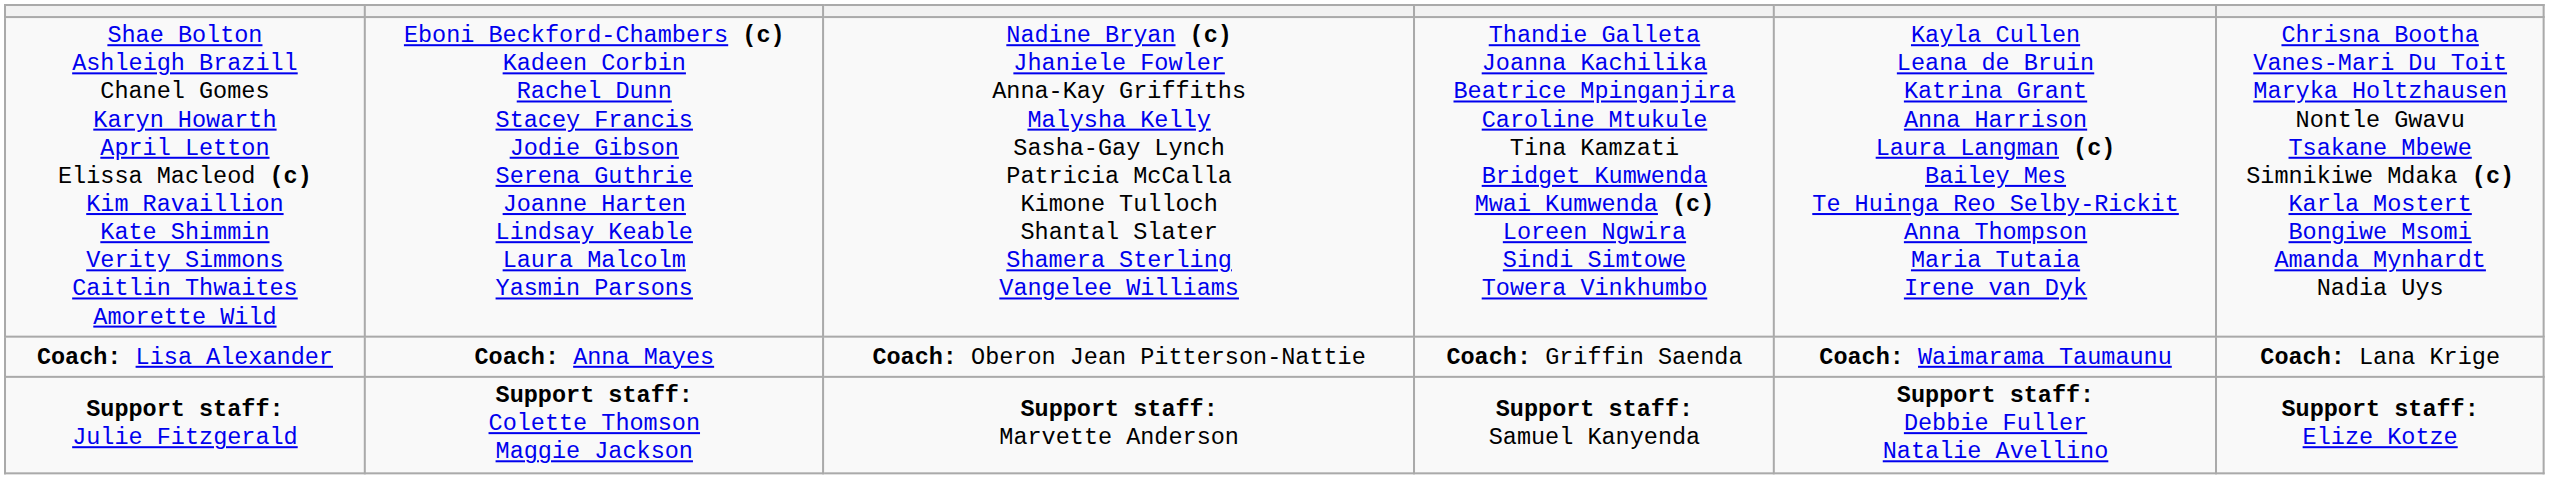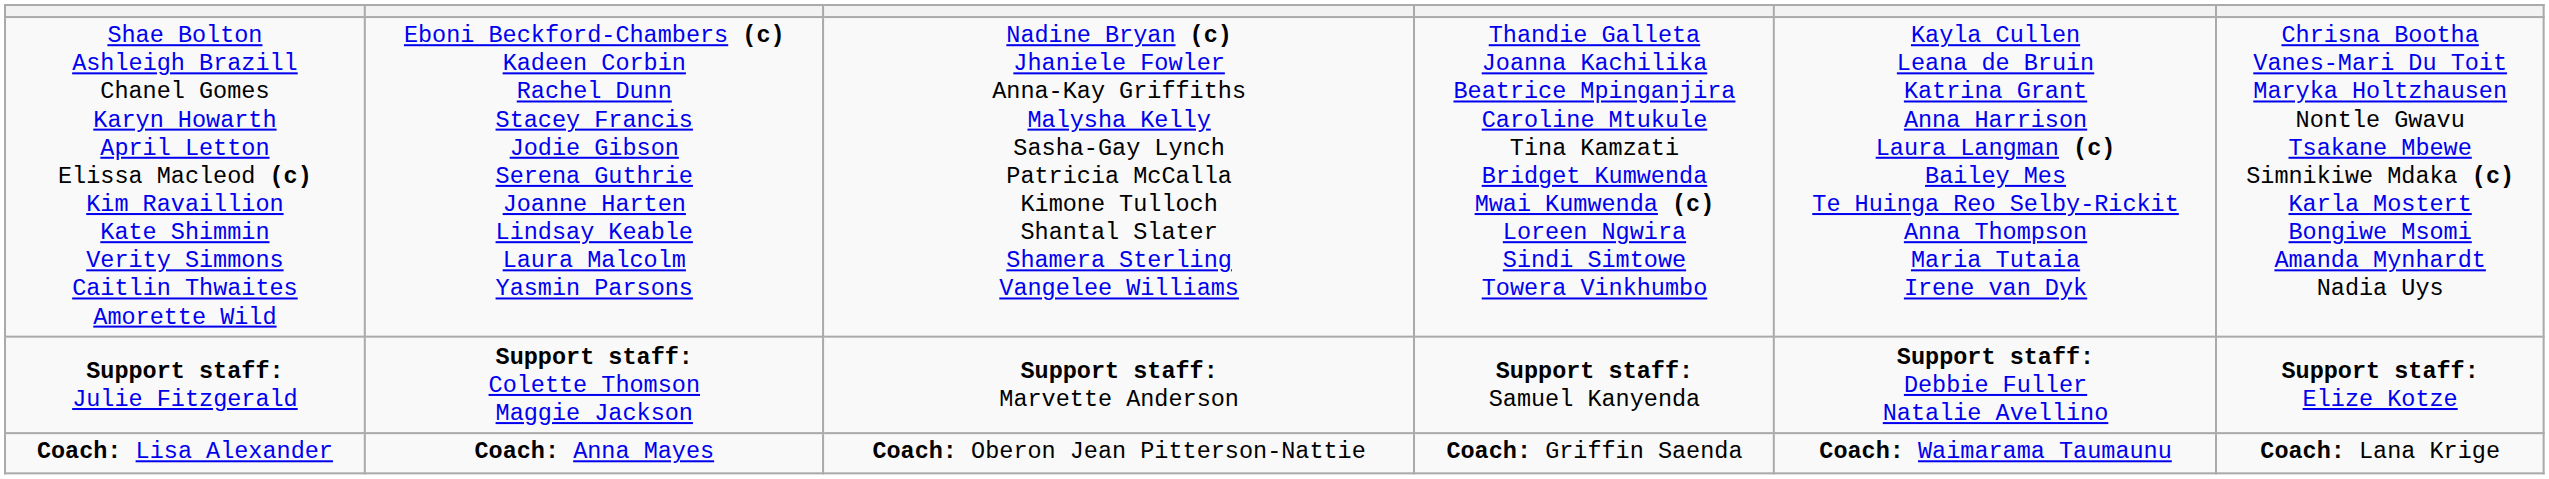rows swapped: (185, 357) <-> (185, 424)
